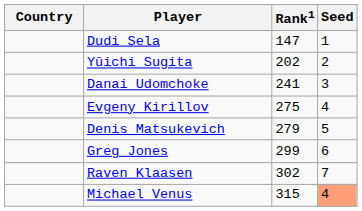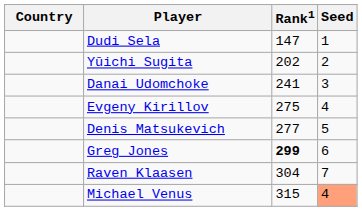(288, 129) 279 -> (288, 129) 277
(288, 151) normal -> (288, 151) bold
(288, 173) 302 -> (288, 173) 304
